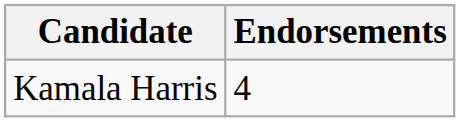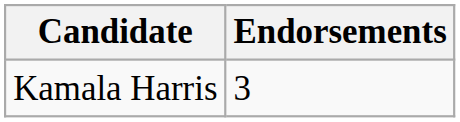(242, 87) 4 -> (242, 87) 3
